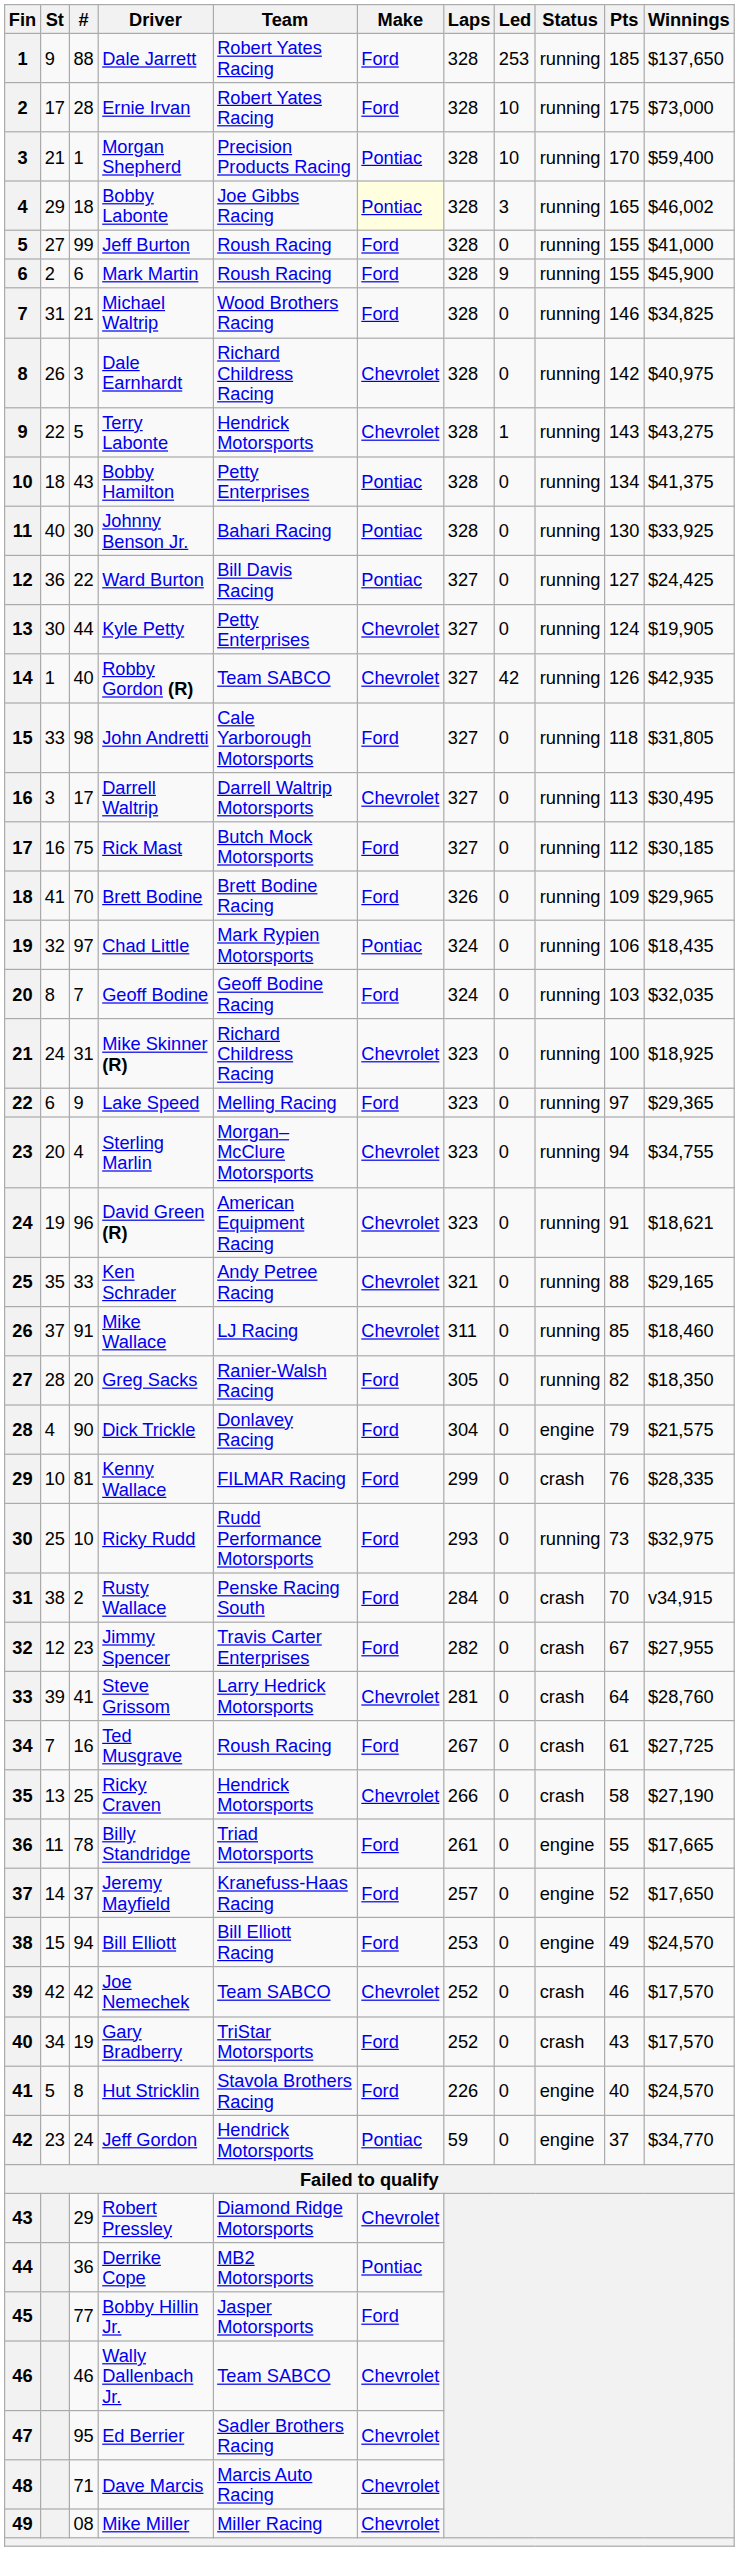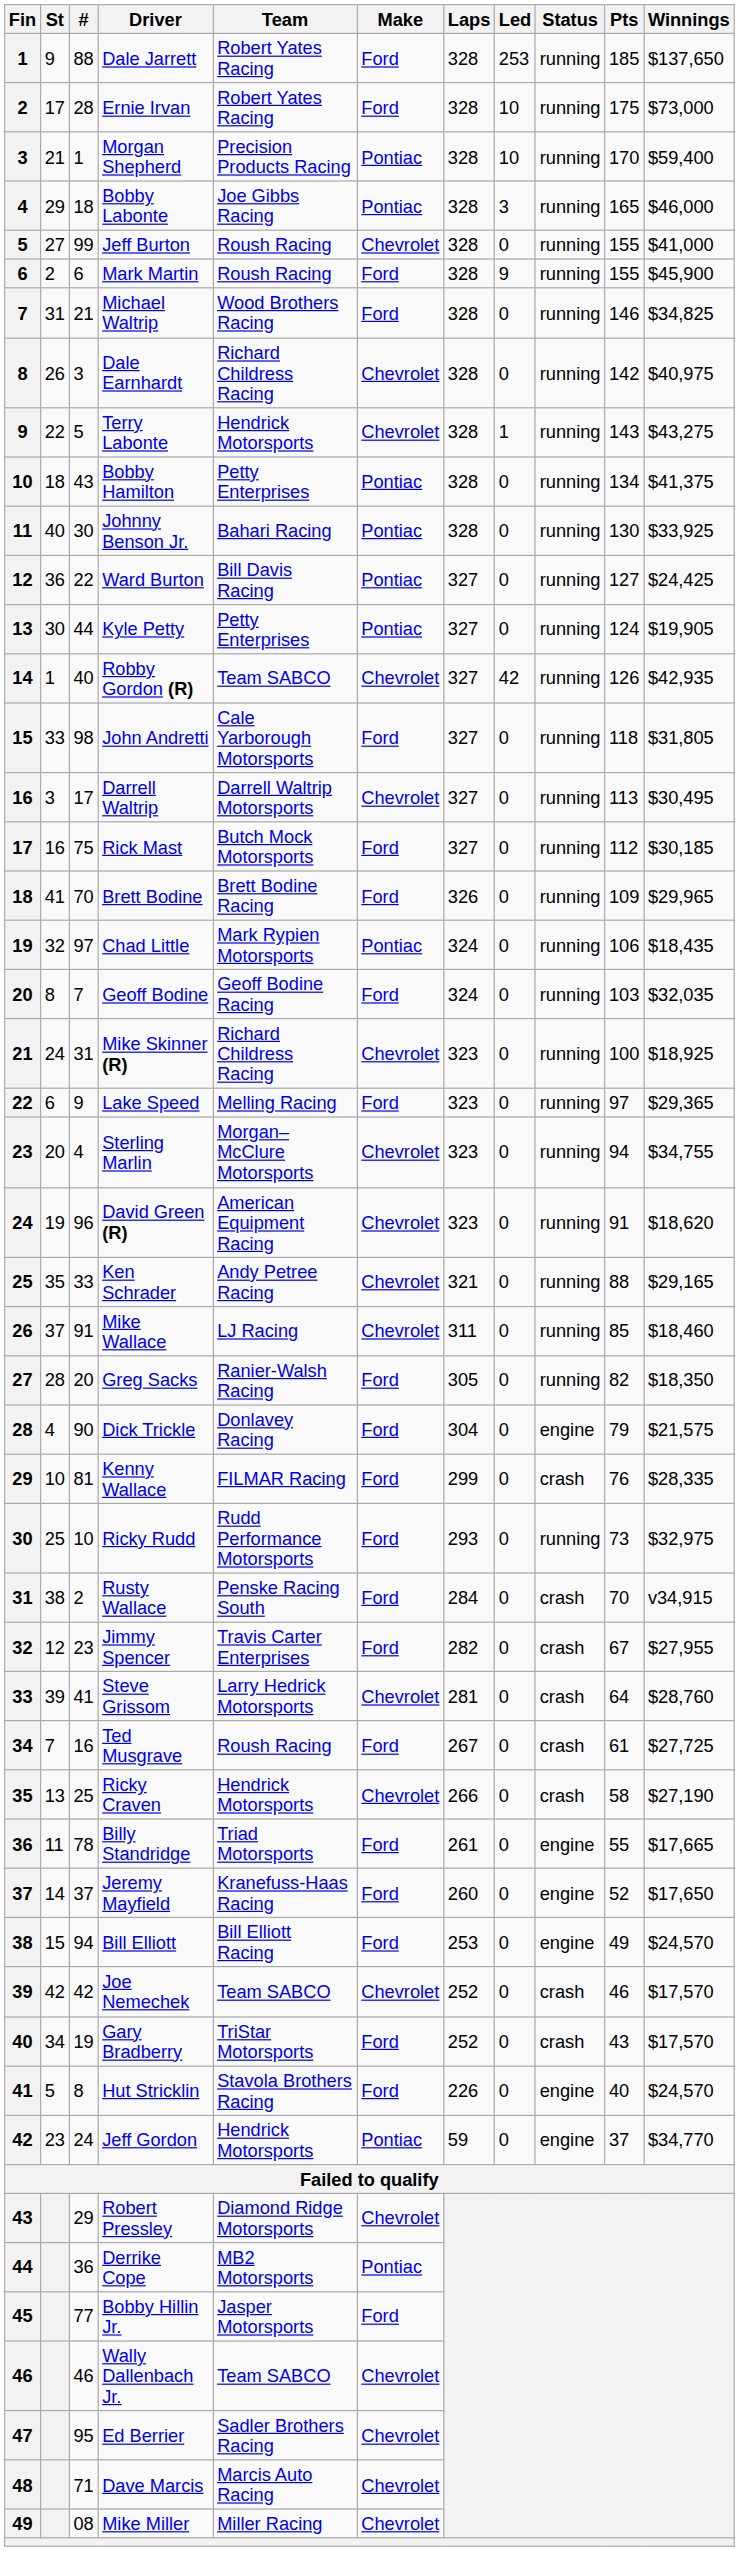(392, 206) lightyellow background -> (392, 206) no background
(681, 206) $46,002 -> (681, 206) $46,000
(380, 245) Ford -> (400, 245) Chevrolet
(400, 629) Chevrolet -> (392, 629) Pontiac
(681, 1222) $18,621 -> (681, 1222) $18,620
(463, 1893) 257 -> (463, 1893) 260
